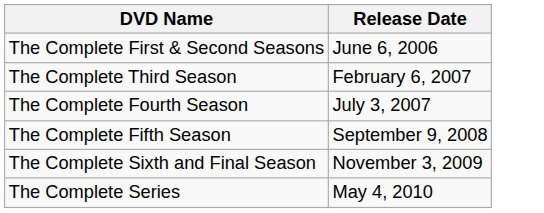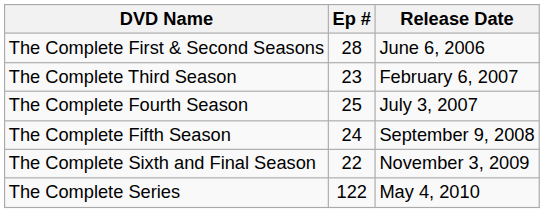+ column: (352, 18)
